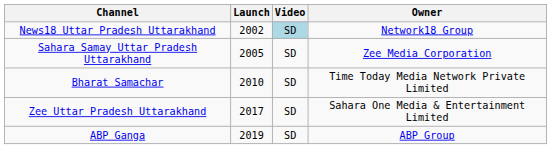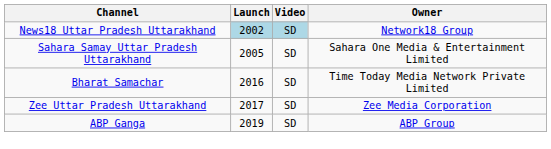(252, 30) no background -> (252, 30) lightblue background
(427, 53) Zee Media Corporation -> (427, 53) Sahara One Media & Entertainment Limited
(252, 82) 2010 -> (252, 82) 2016
(427, 112) Sahara One Media & Entertainment Limited -> (427, 105) Zee Media Corporation
